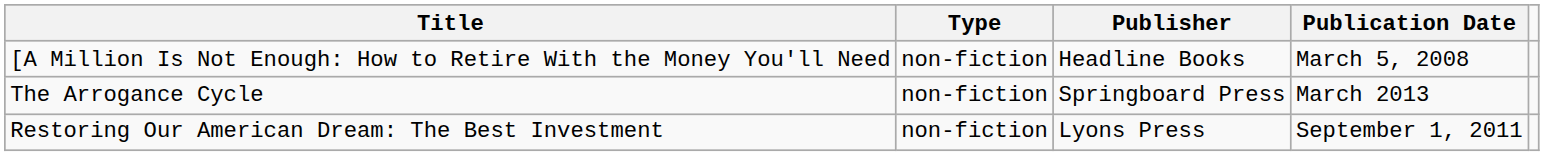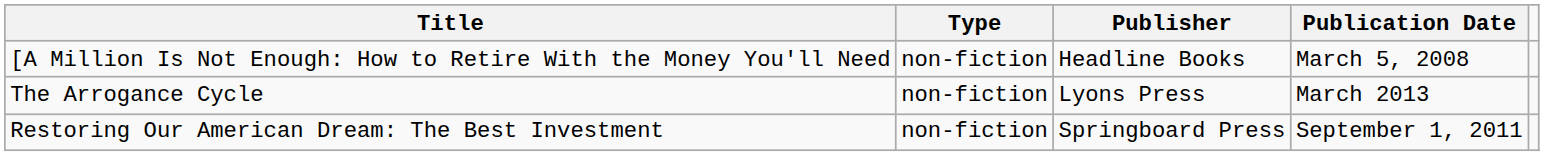(1172, 95) Springboard Press -> (1132, 95) Lyons Press
(1132, 132) Lyons Press -> (1172, 132) Springboard Press
